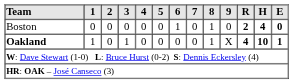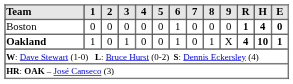(212, 26) 1 -> (212, 26) 0
(246, 26) 2 -> (246, 26) 1
(178, 41) 0 -> (178, 41) 1
